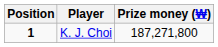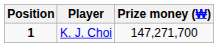(164, 33) 187,271,800 -> (164, 33) 147,271,700
